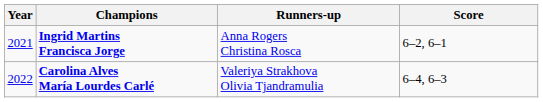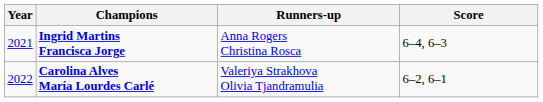(425, 43) 6–2, 6–1 -> (425, 43) 6–4, 6–3
(425, 79) 6–4, 6–3 -> (425, 79) 6–2, 6–1
